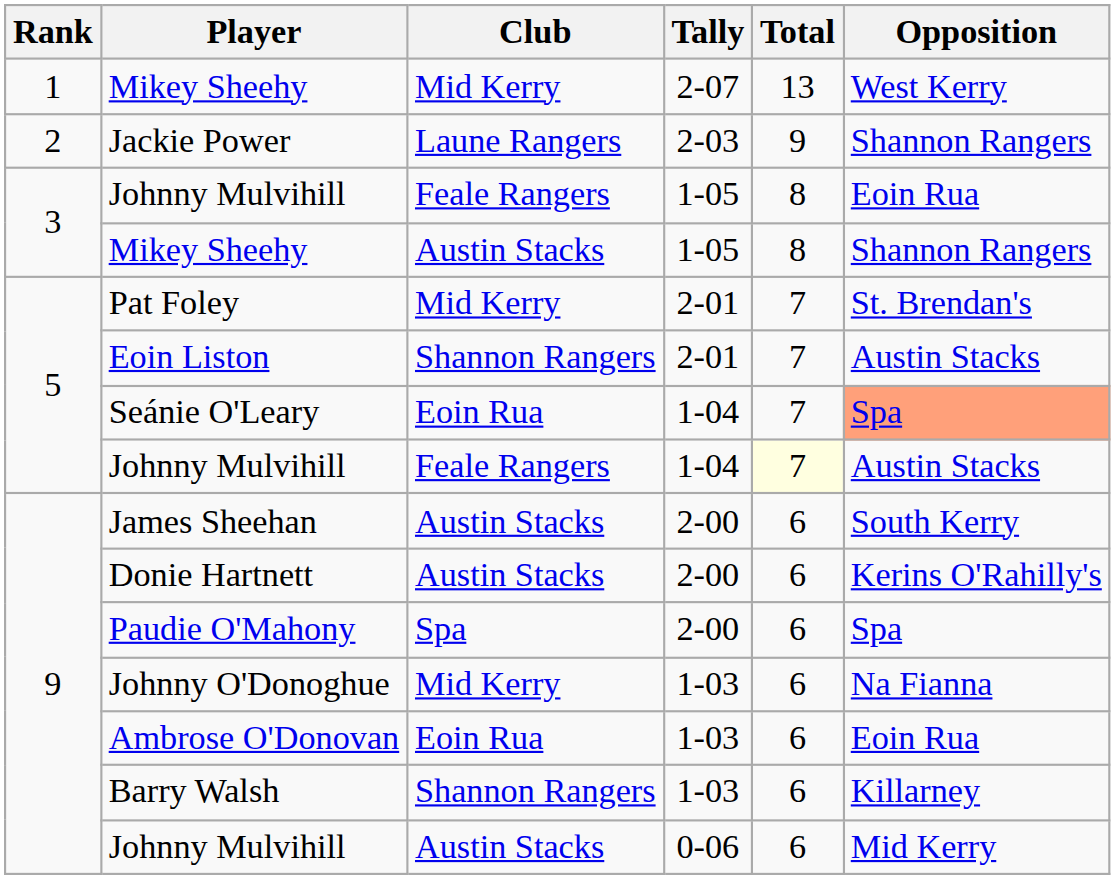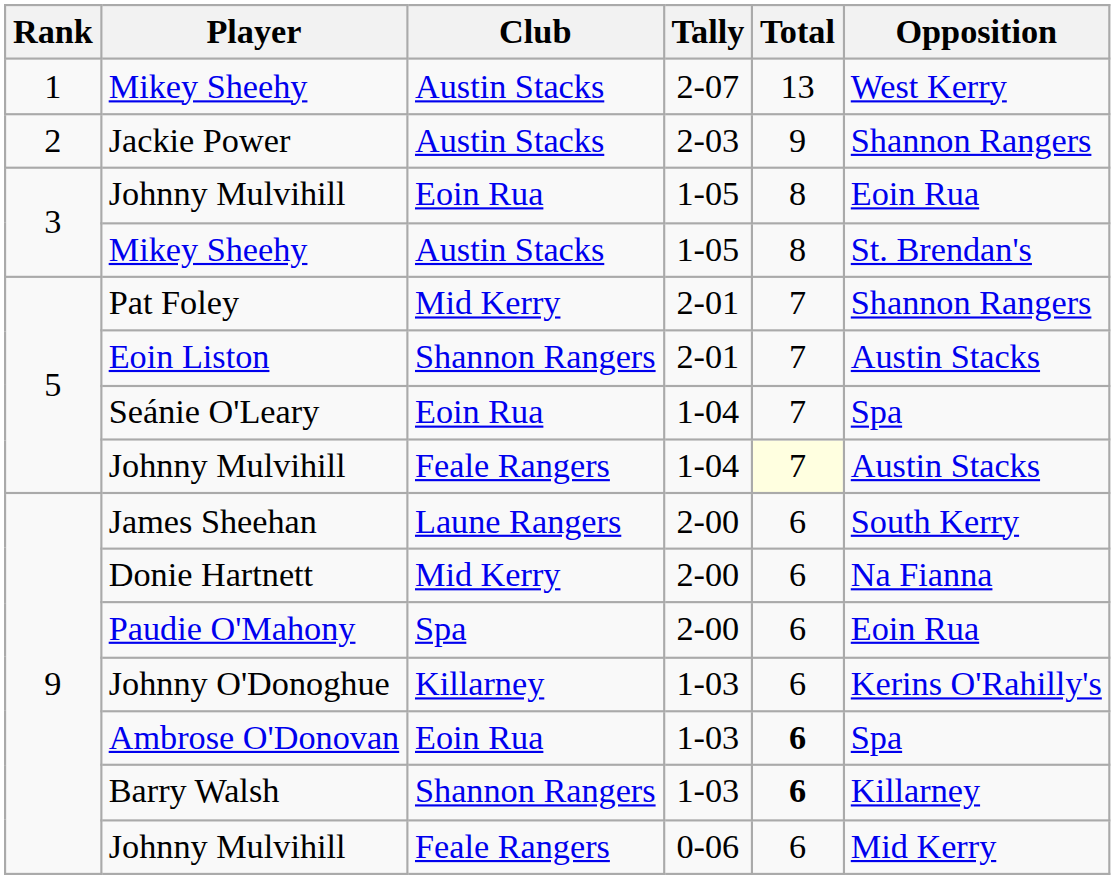(488, 85) Mid Kerry -> (510, 85) Austin Stacks
(518, 140) Laune Rangers -> (510, 140) Austin Stacks
(512, 194) Feale Rangers -> (479, 194) Eoin Rua
(971, 248) Shannon Rangers -> (941, 248) St. Brendan's
(941, 303) St. Brendan's -> (971, 303) Shannon Rangers
(876, 411) lightsalmon background -> (876, 411) no background
(510, 520) Austin Stacks -> (518, 520) Laune Rangers
(510, 574) Austin Stacks -> (488, 574) Mid Kerry
(976, 574) Kerins O'Rahilly's -> (922, 574) Na Fianna
(876, 628) Spa -> (915, 628) Eoin Rua
(488, 683) Mid Kerry -> (480, 683) Killarney
(922, 683) Na Fianna -> (976, 683) Kerins O'Rahilly's
(798, 737) normal -> (798, 737) bold
(915, 737) Eoin Rua -> (876, 737) Spa
(798, 791) normal -> (798, 791) bold
(510, 846) Austin Stacks -> (512, 846) Feale Rangers
